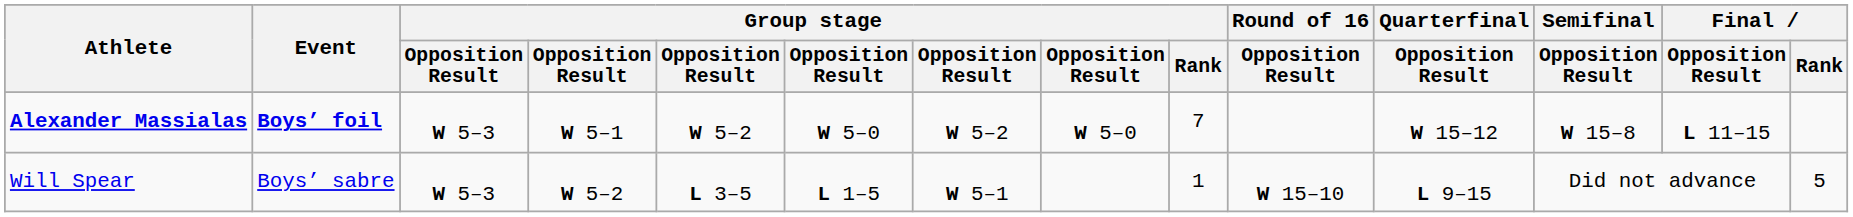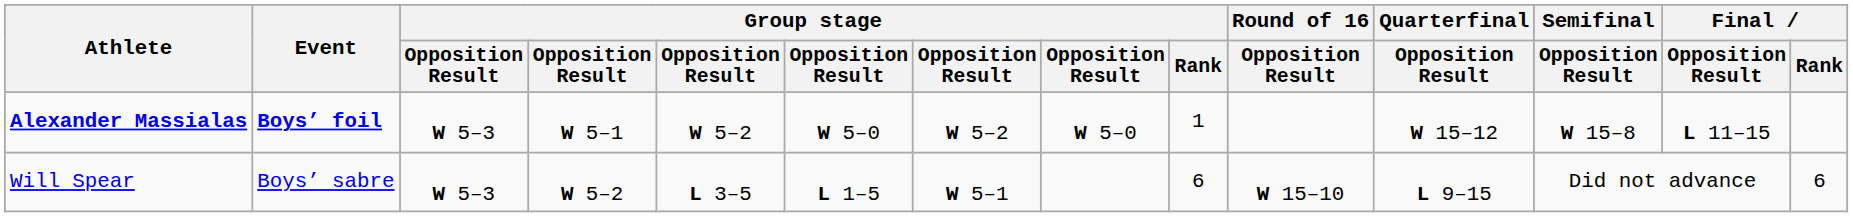(1198, 122) 7 -> (1198, 122) 1
(1198, 182) 1 -> (1198, 182) 6
(1819, 182) 5 -> (1819, 182) 6
